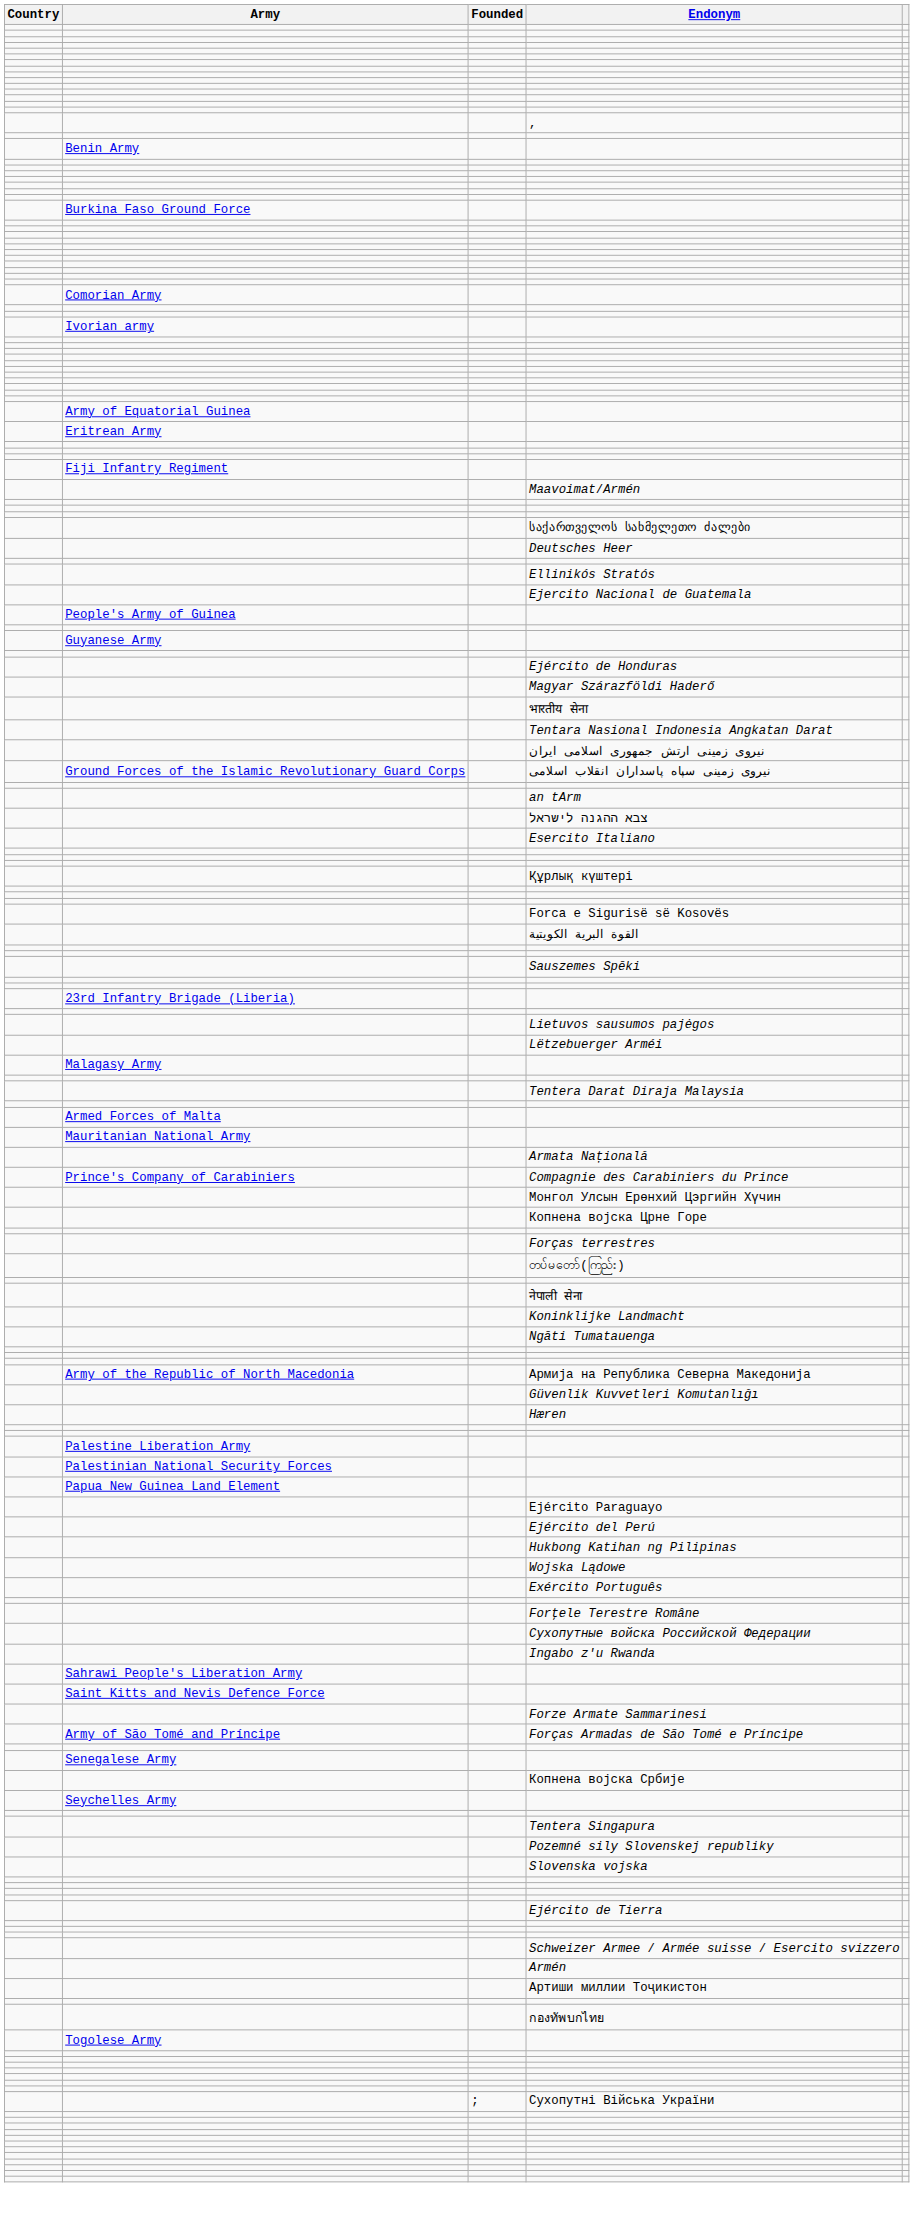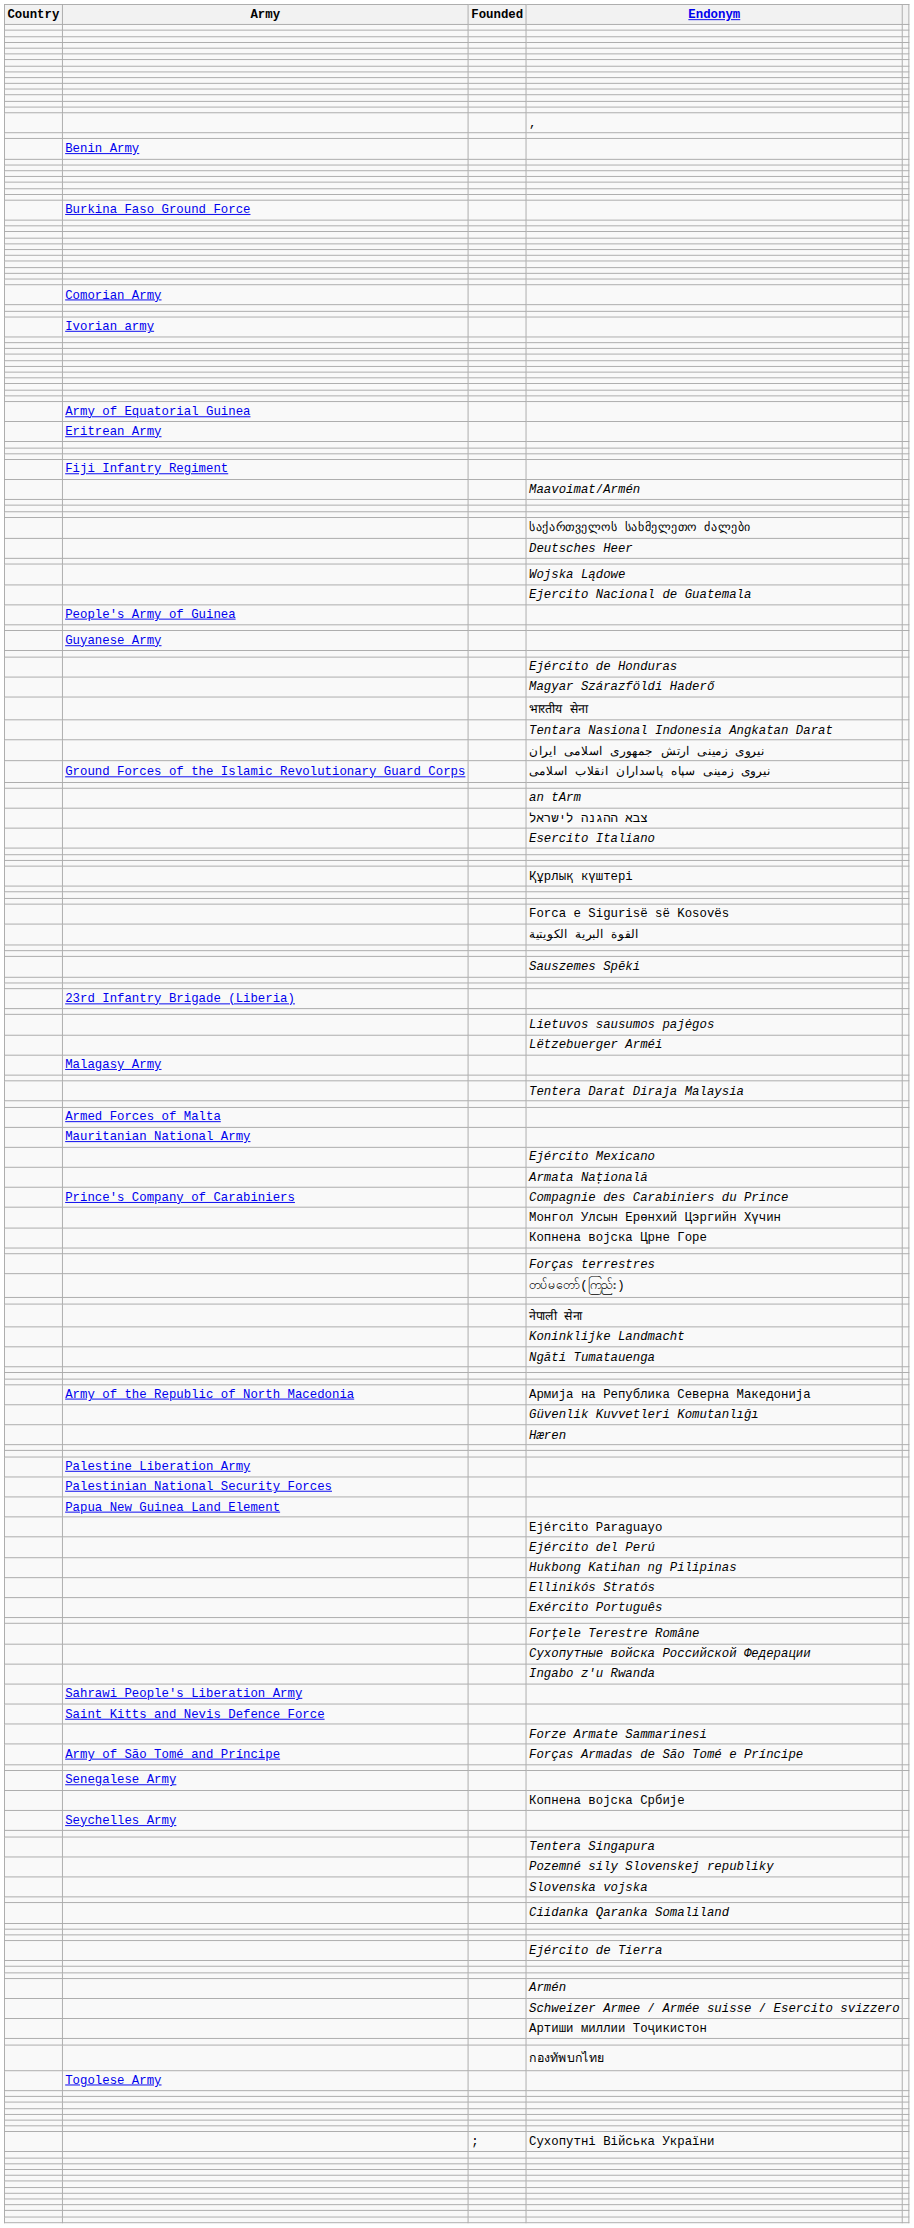rows swapped: (265, 574) <-> (265, 1567)
+ row: (265, 1157)
+ row: (265, 1913)
rows swapped: (265, 1968) <-> (265, 1948)
